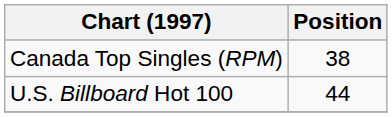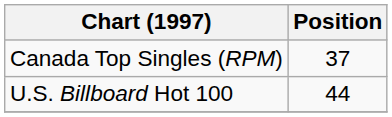(338, 58) 38 -> (338, 58) 37
